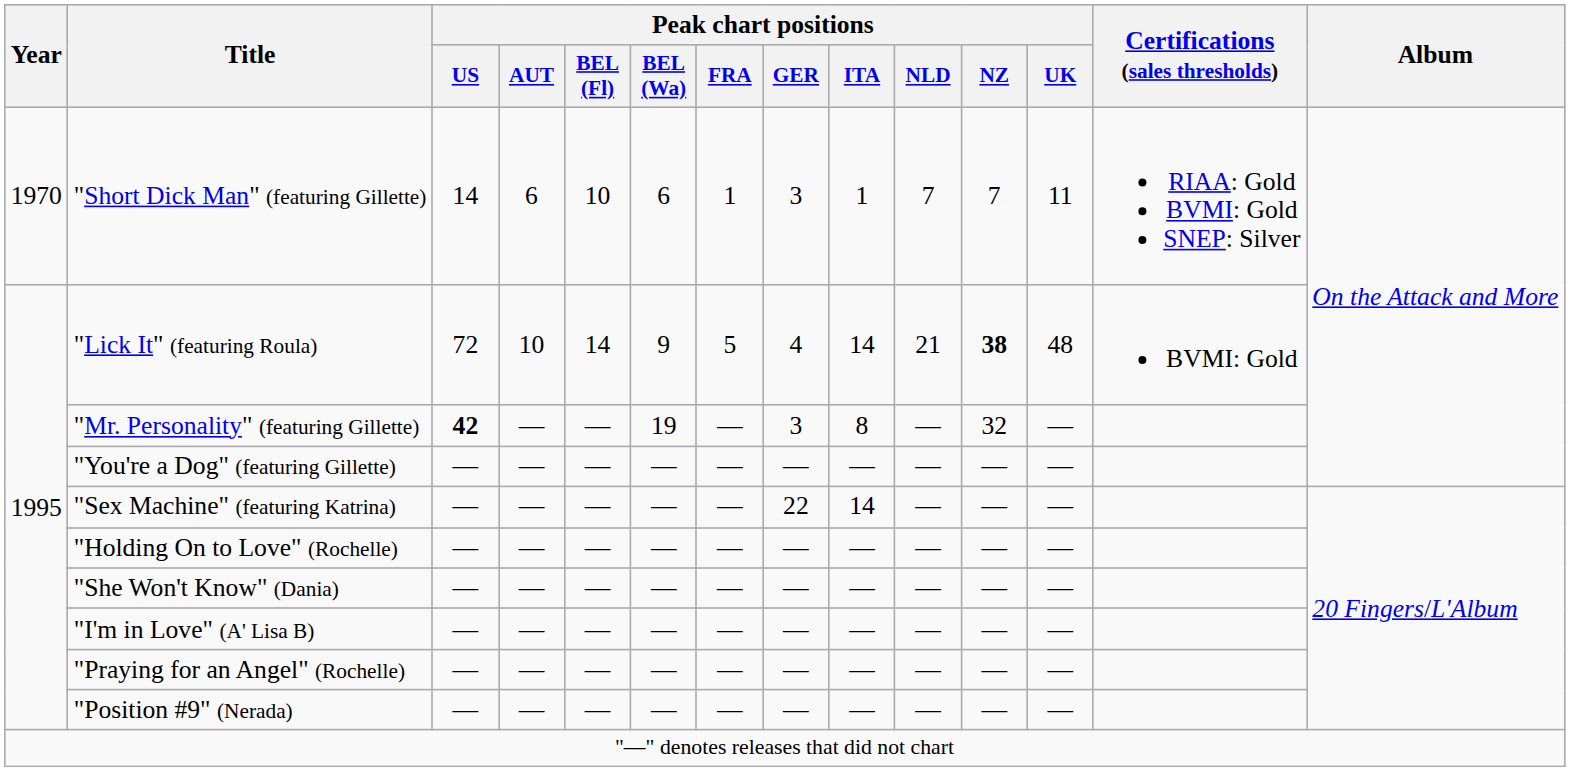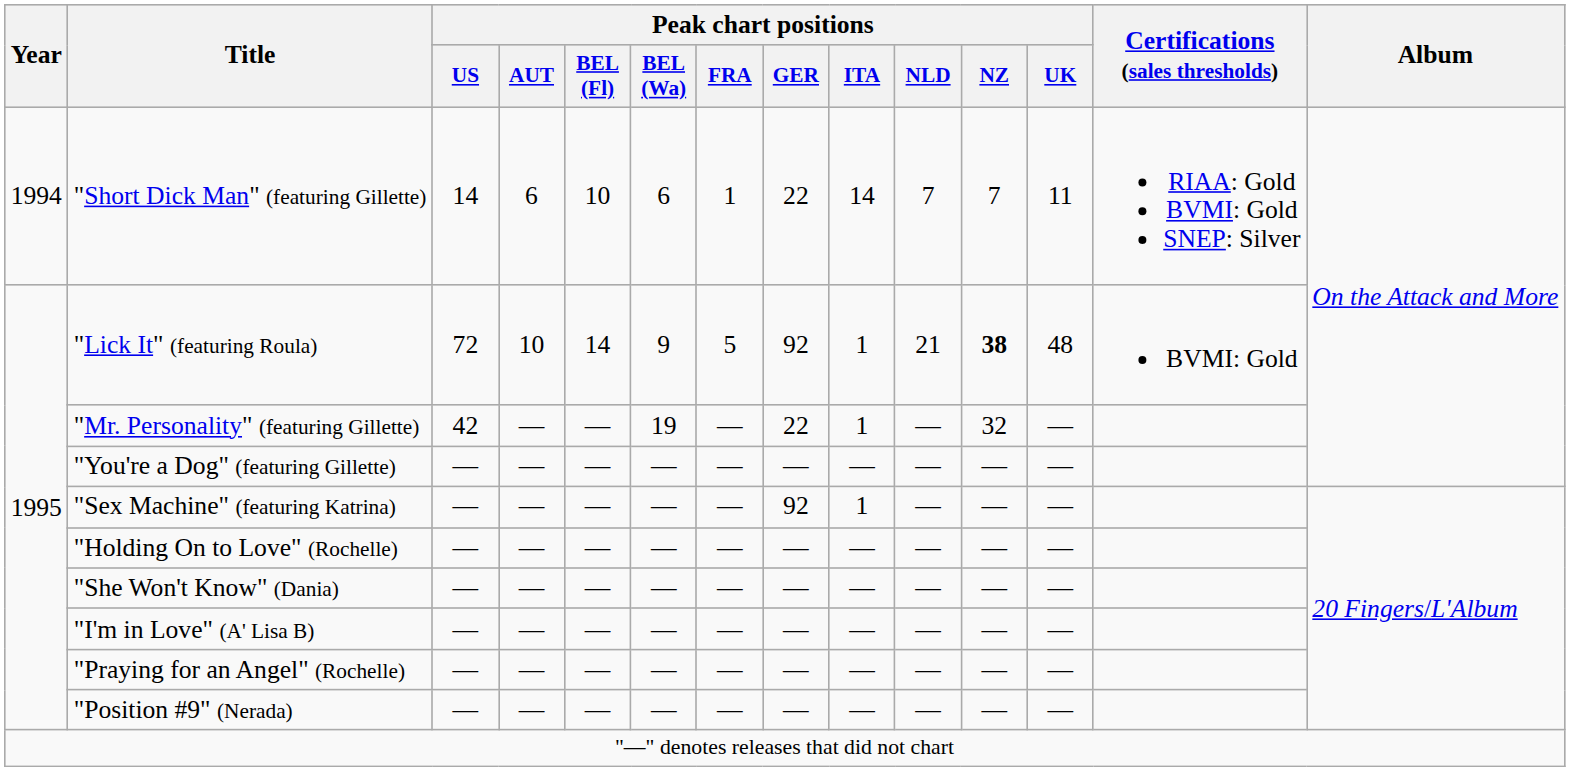(36, 195) 1970 -> (36, 195) 1994
(796, 195) 3 -> (796, 195) 22
(862, 195) 1 -> (862, 195) 14
(796, 344) 4 -> (796, 344) 92
(862, 344) 14 -> (862, 344) 1
(465, 425) bold -> (465, 425) normal
(796, 425) 3 -> (796, 425) 22
(862, 425) 8 -> (862, 425) 1
(796, 506) 22 -> (796, 506) 92
(862, 506) 14 -> (862, 506) 1
